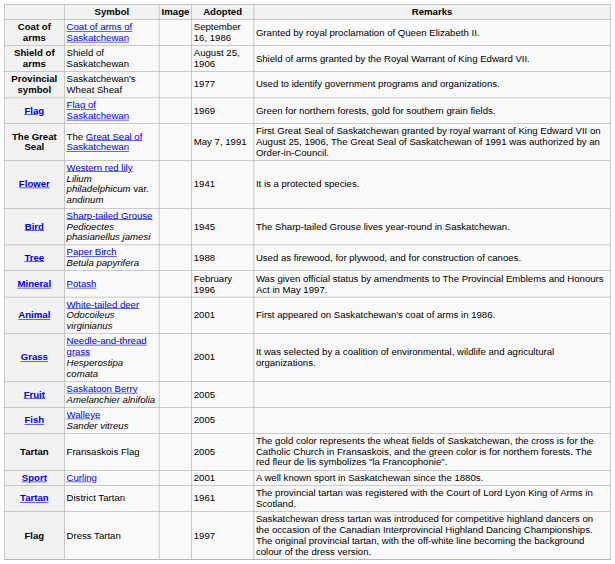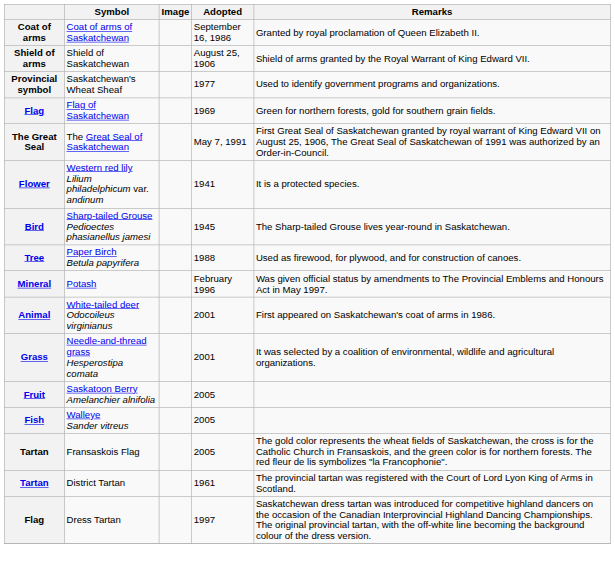- row: (82, 478)
